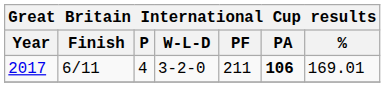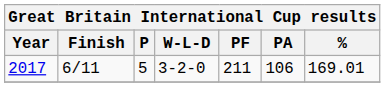(143, 69) 4 -> (143, 69) 5
(280, 69) bold -> (280, 69) normal
